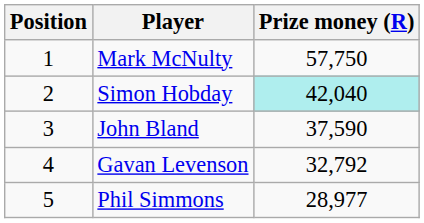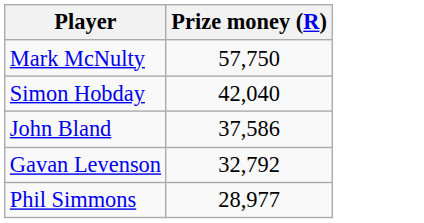- column: (48, 22)
(337, 93) paleturquoise background -> (249, 93) no background
(337, 128) 37,590 -> (249, 128) 37,586
